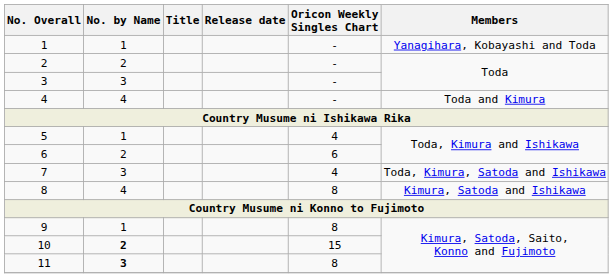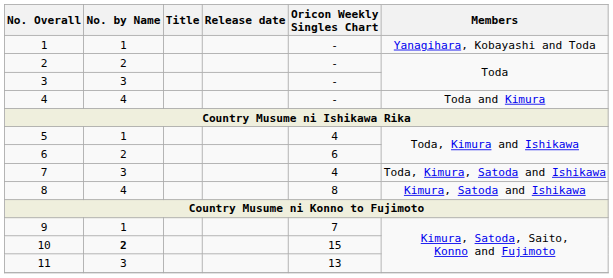(335, 227) 8 -> (335, 227) 7
(123, 263) bold -> (123, 263) normal
(335, 263) 8 -> (335, 263) 13
